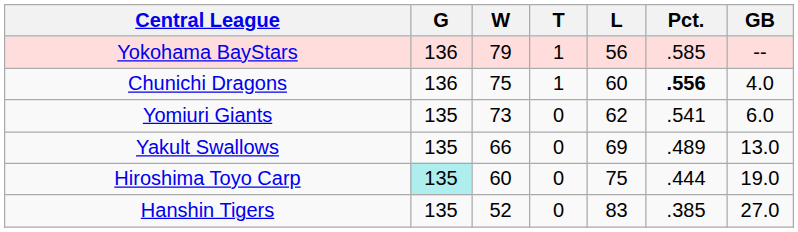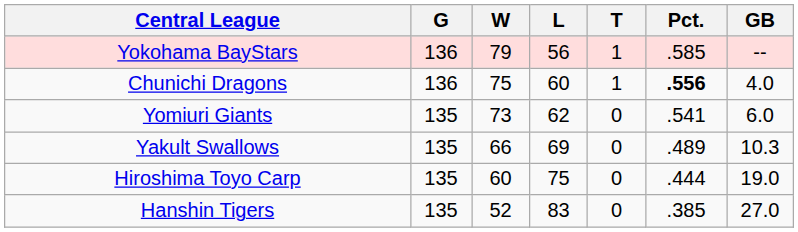columns swapped: (617, 20) <-> (559, 20)
(760, 147) 13.0 -> (760, 147) 10.3
(441, 178) paleturquoise background -> (441, 178) no background
